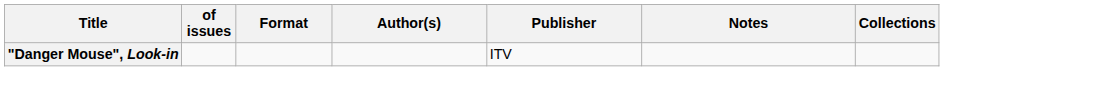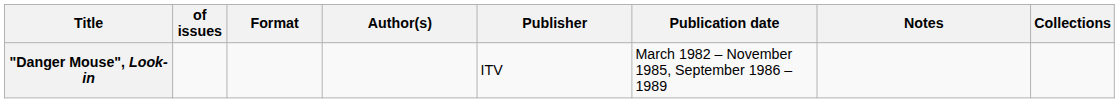+ column: (724, 23)
